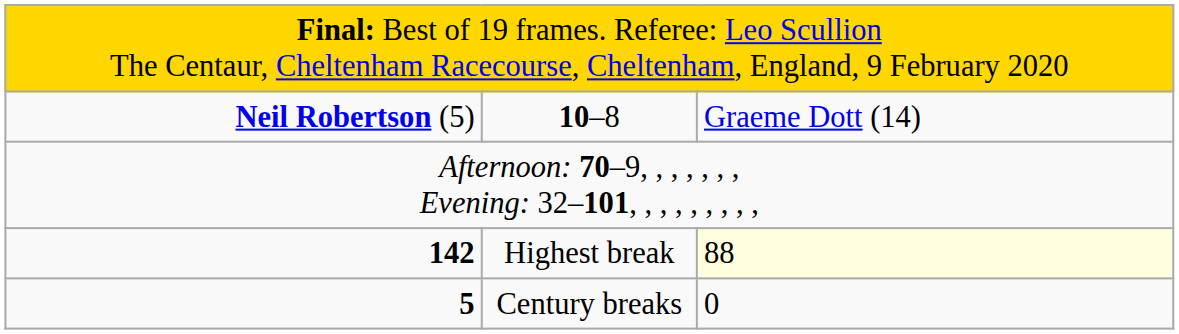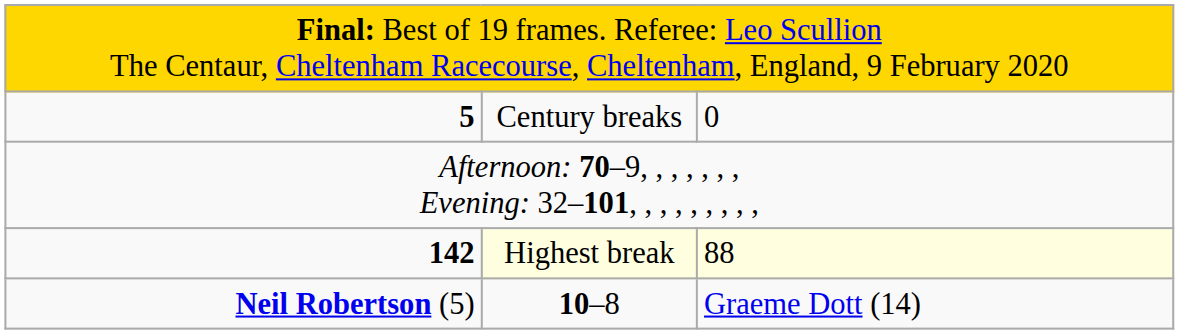rows swapped: (355, 116) <-> (467, 303)
(589, 253) no background -> (589, 253) lightyellow background
